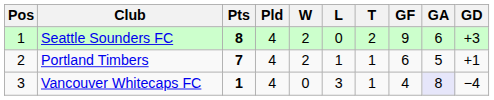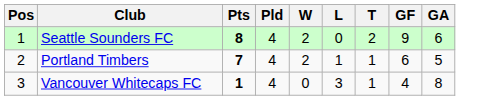- column: (472, 15)
(438, 83) lavender background -> (438, 83) no background
